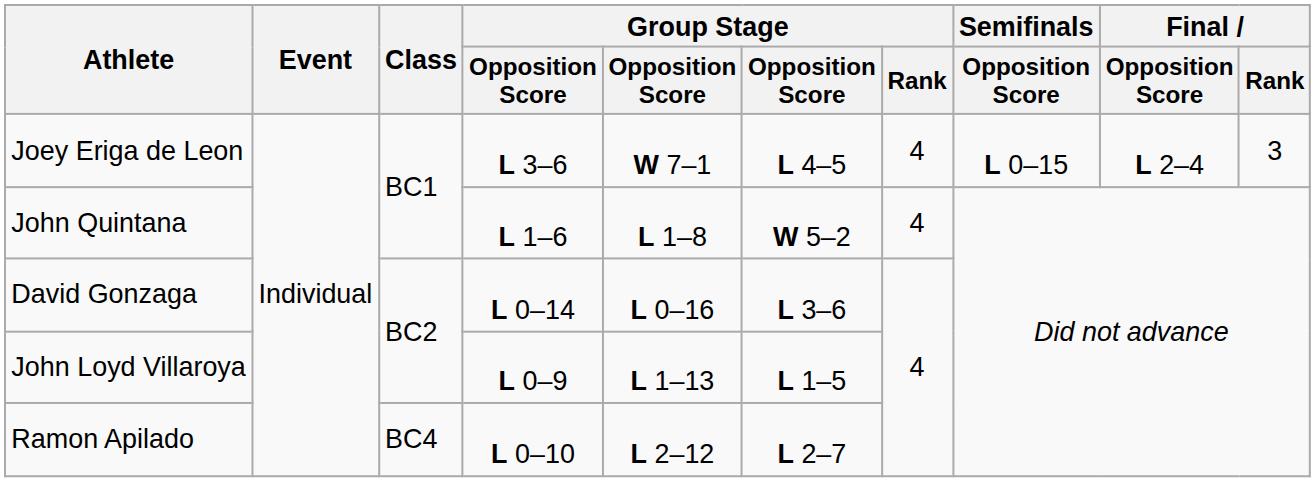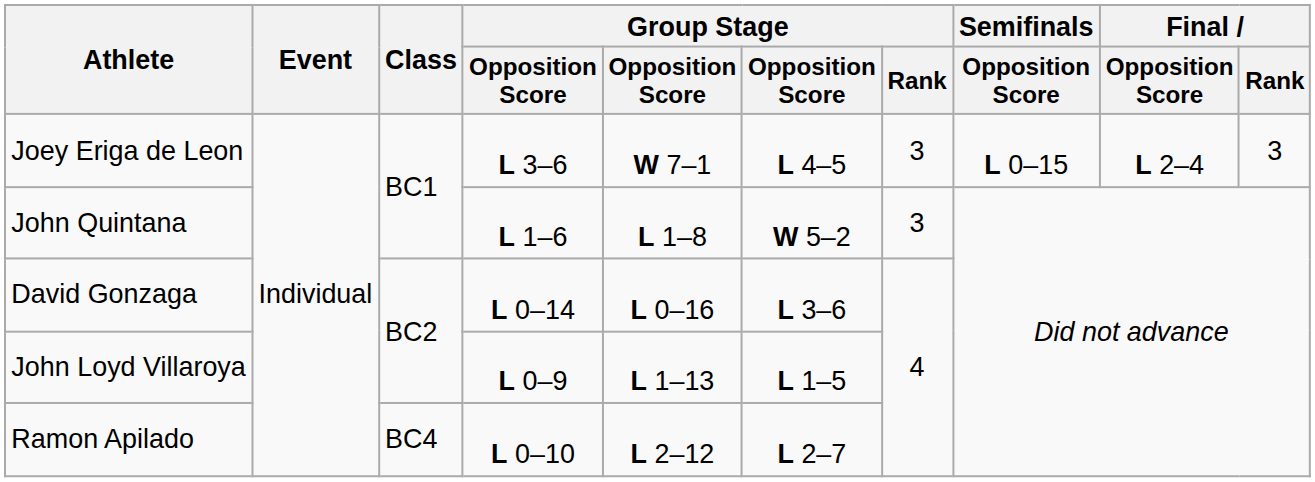(917, 150) 4 -> (917, 150) 3
(917, 222) 4 -> (917, 222) 3
